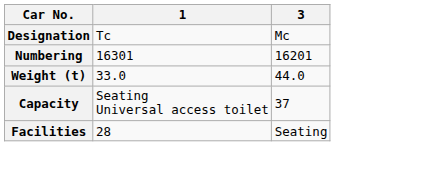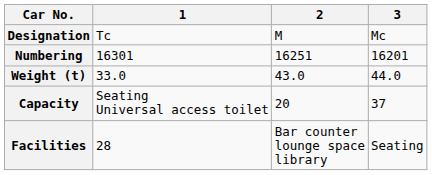+ column: (320, 15)
